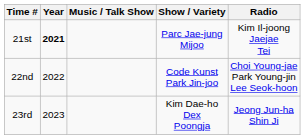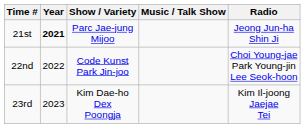columns swapped: (192, 12) <-> (111, 12)
(264, 39) Kim Il-joong Jaejae Tei -> (264, 33) Jeong Jun-ha Shin Ji
(264, 115) Jeong Jun-ha Shin Ji -> (264, 104) Kim Il-joong Jaejae Tei
